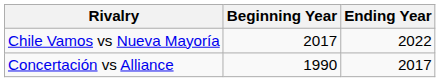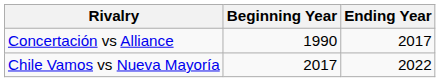rows swapped: (91, 64) <-> (114, 40)
